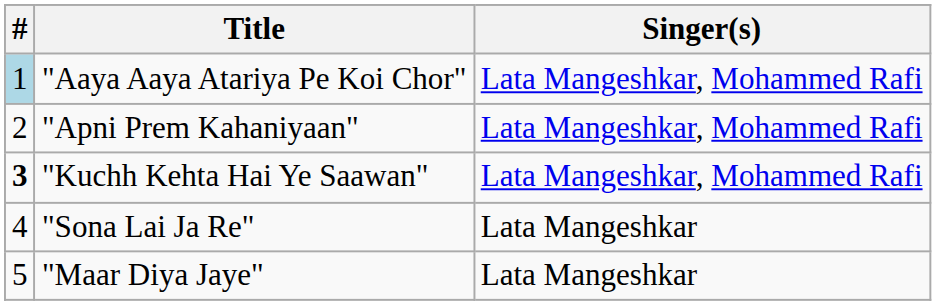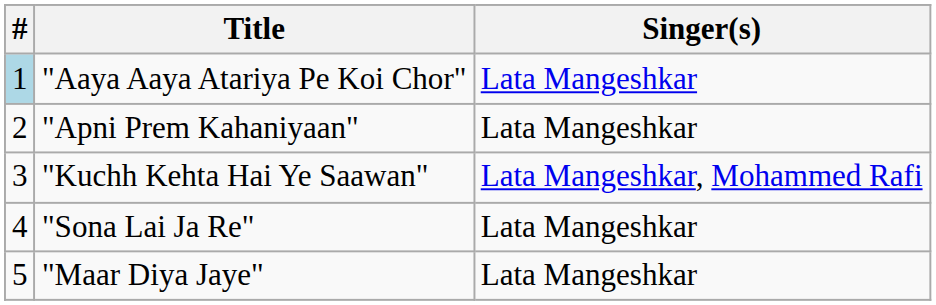(702, 78) Lata Mangeshkar, Mohammed Rafi -> (589, 78) Lata Mangeshkar
(702, 127) Lata Mangeshkar, Mohammed Rafi -> (589, 127) Lata Mangeshkar
(20, 176) bold -> (20, 176) normal
